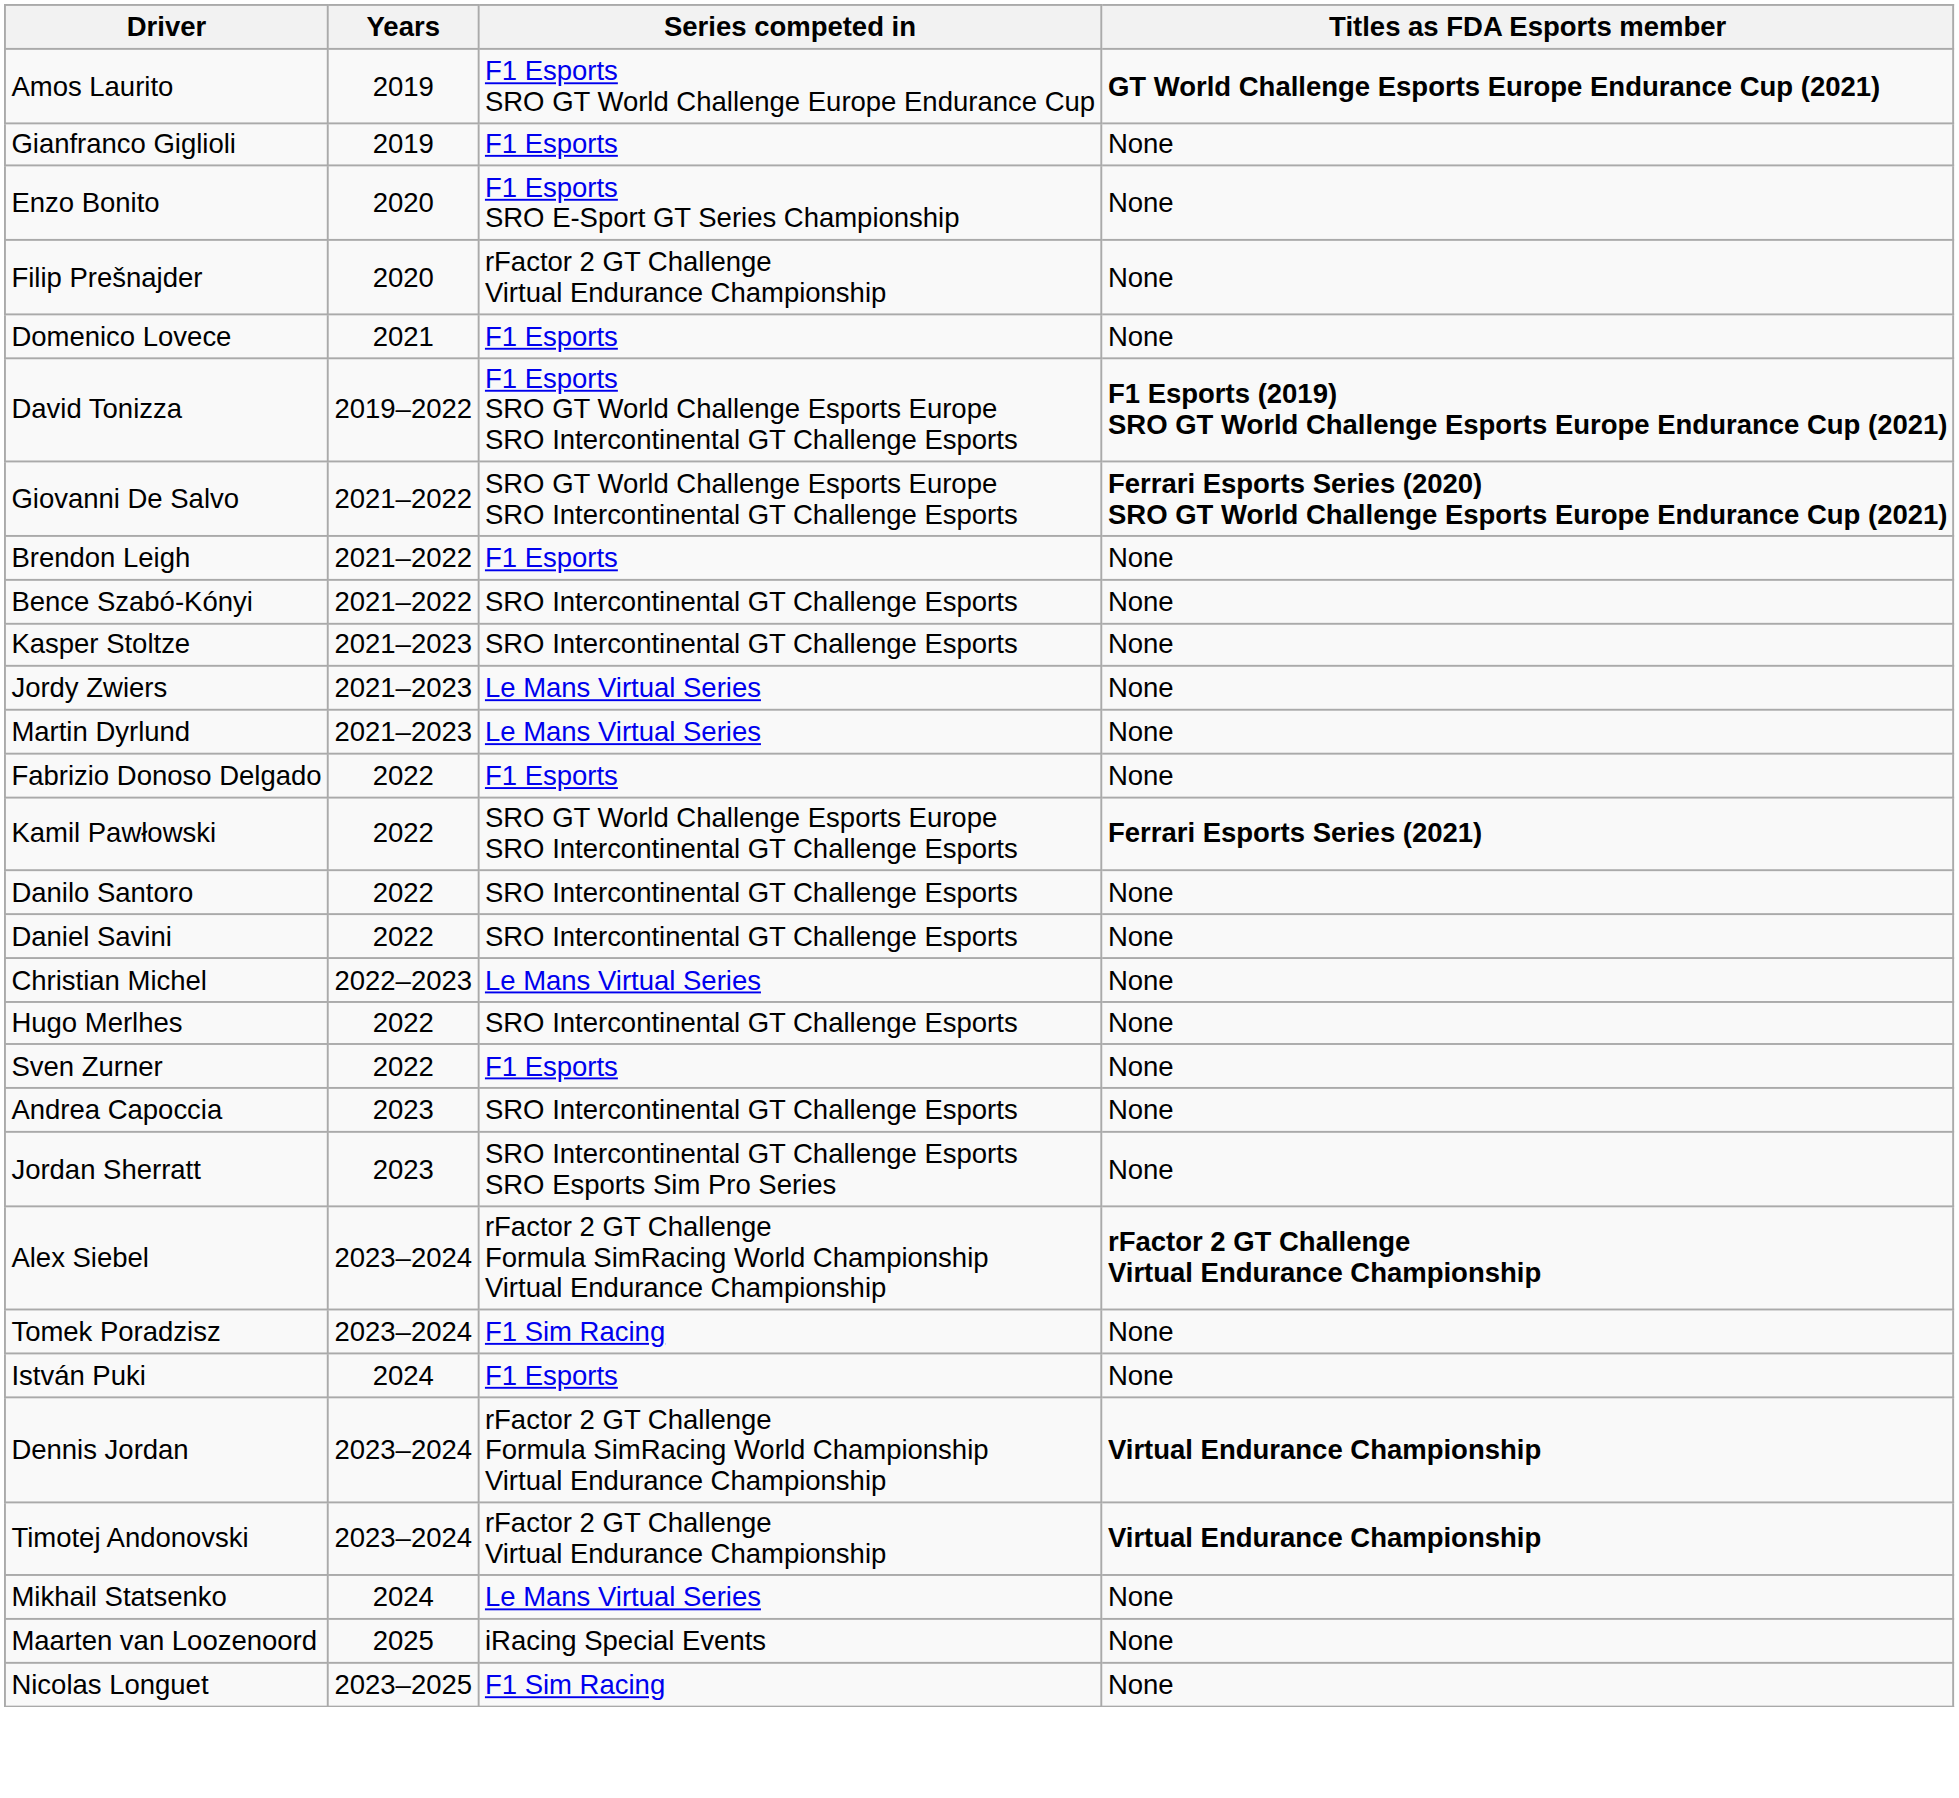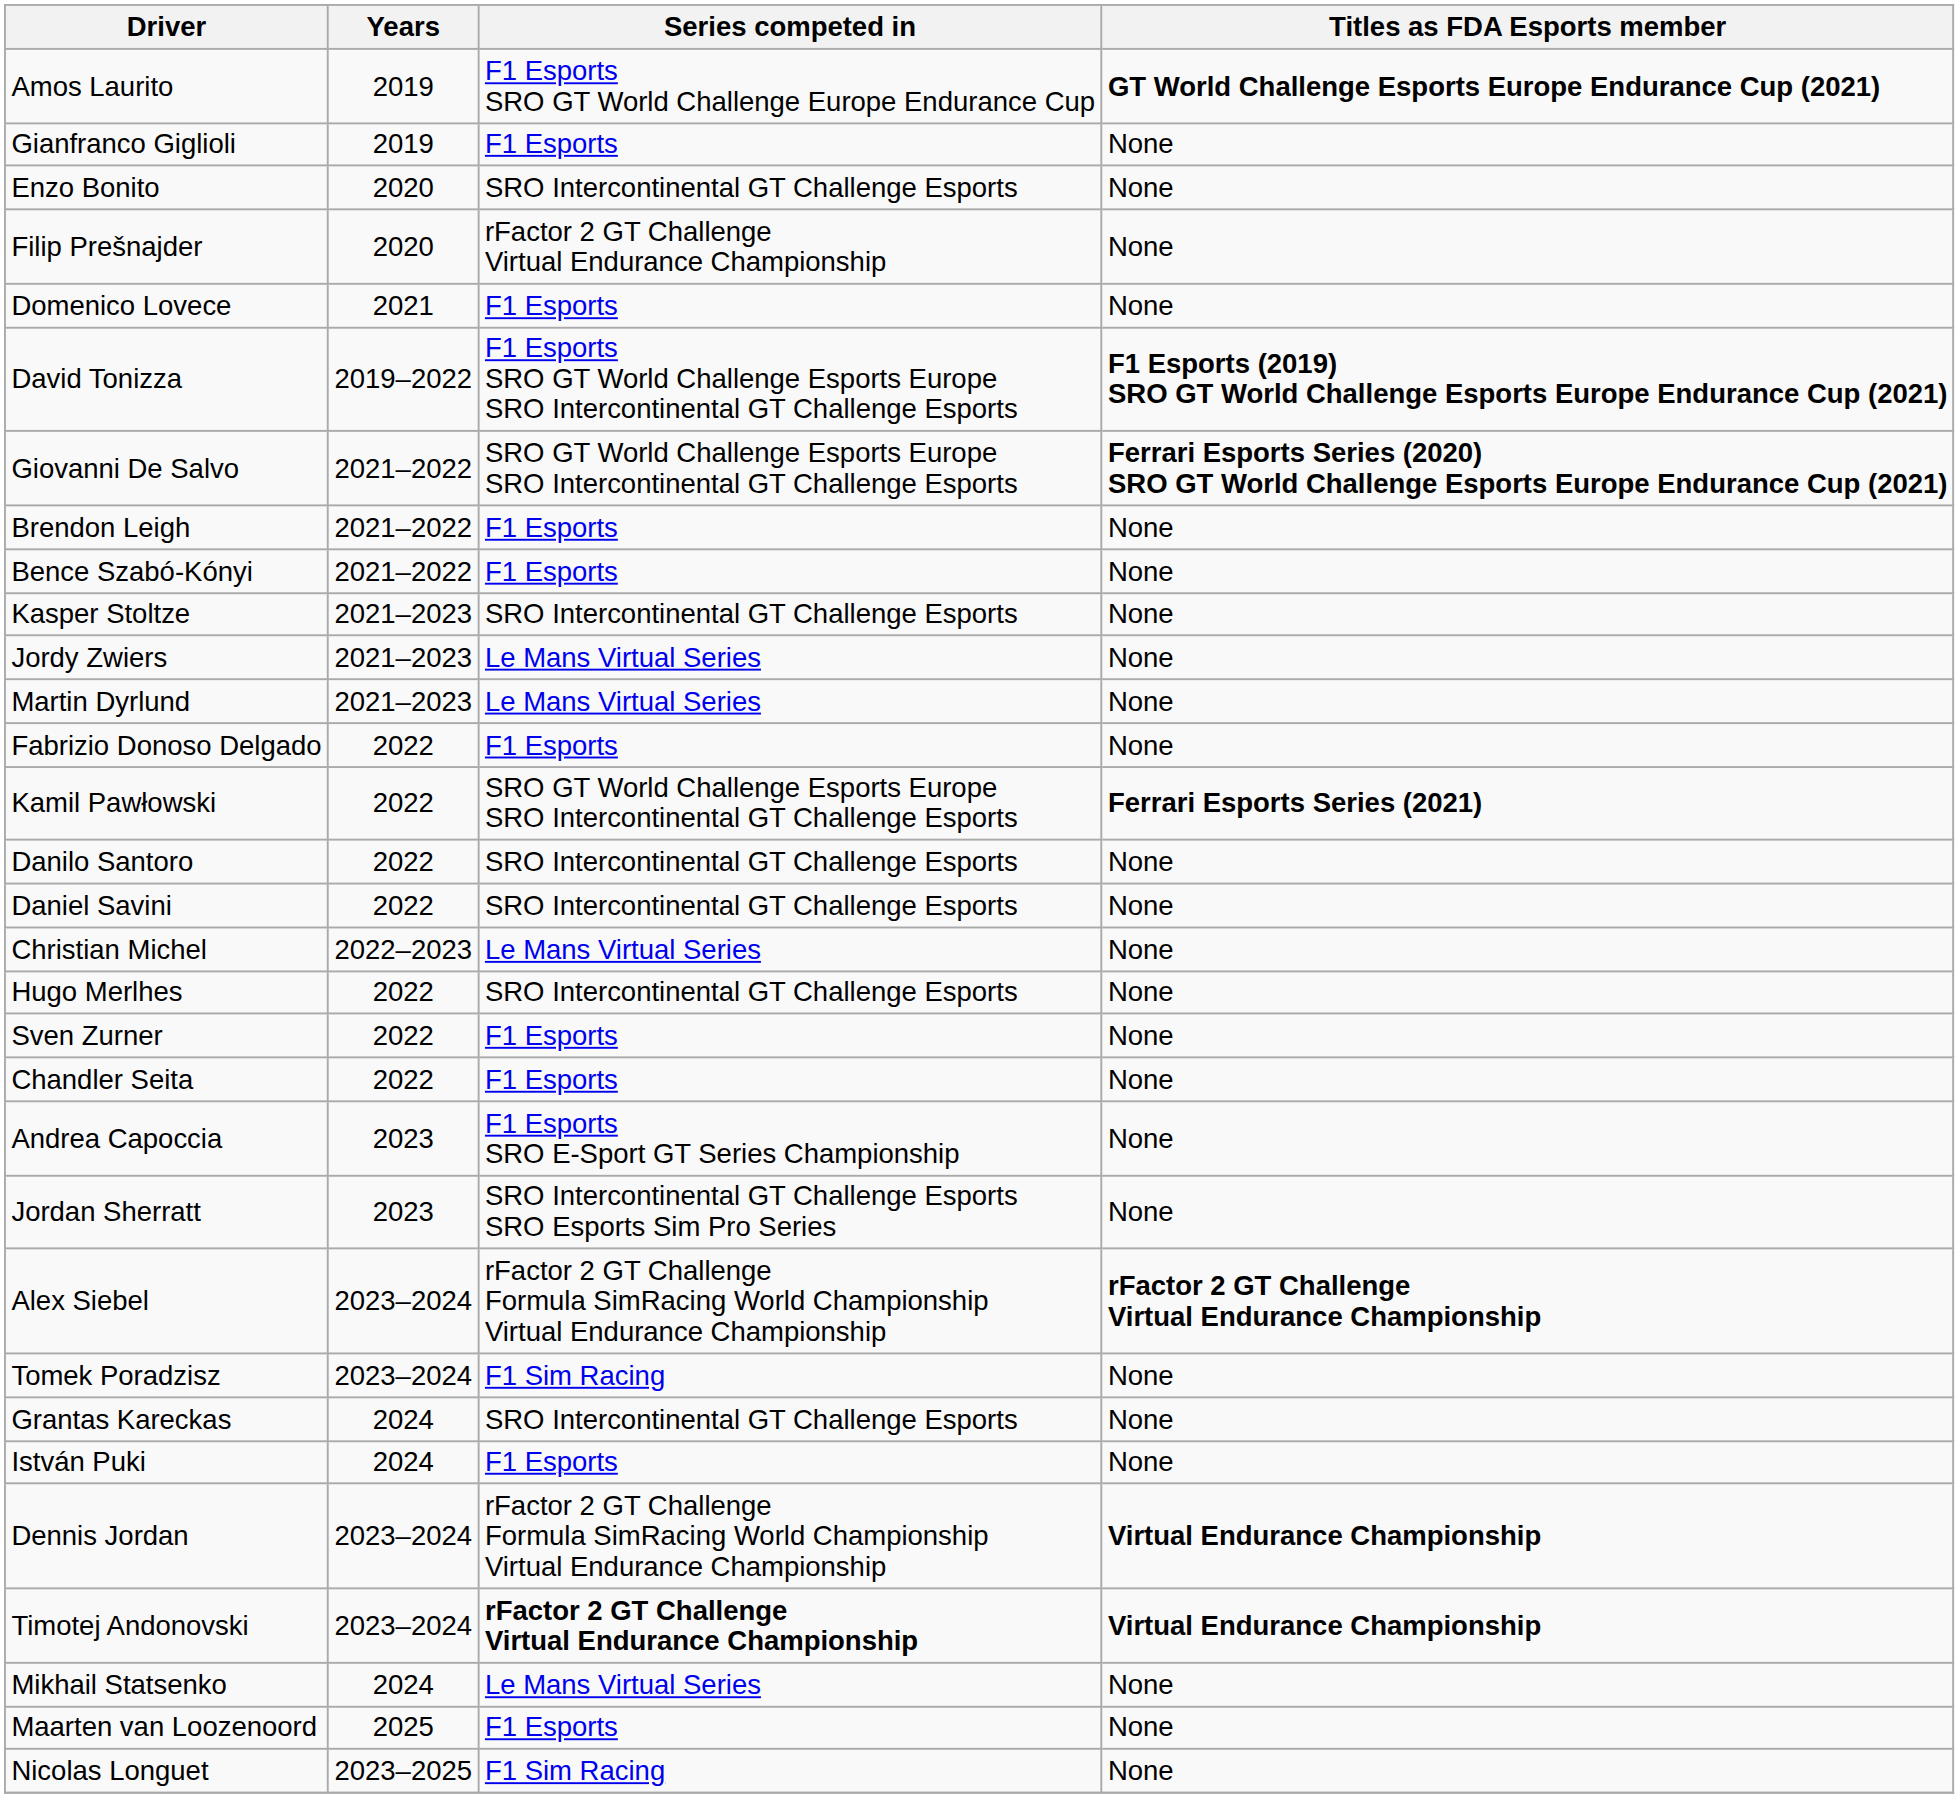(722, 203) F1 Esports SRO E-Sport GT Series Championship -> (751, 188) SRO Intercontinental GT Challenge Esports
(751, 602) SRO Intercontinental GT Challenge Esports -> (551, 571) F1 Esports
+ row: (102, 1079)
(751, 1110) SRO Intercontinental GT Challenge Esports -> (722, 1138) F1 Esports SRO E-Sport GT Series Championship
+ row: (121, 1419)
(686, 1539) normal -> (702, 1626) bold
(625, 1641) iRacing Special Events -> (551, 1728) F1 Esports
